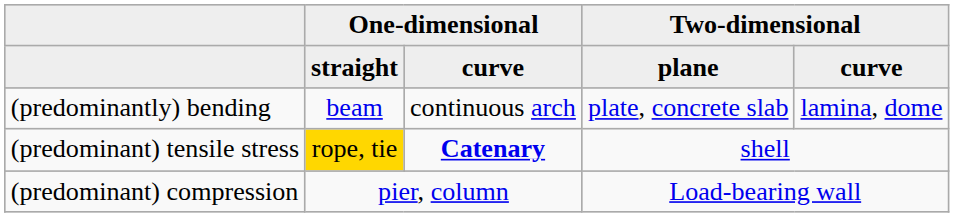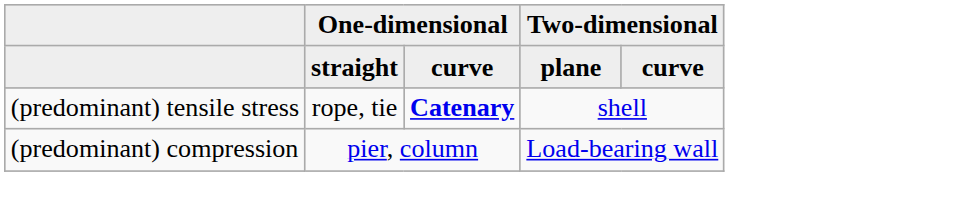- row: (141, 107)
(355, 149) gold background -> (355, 107) no background
